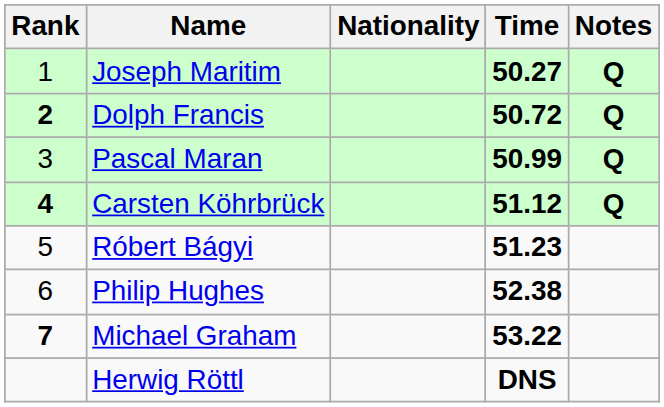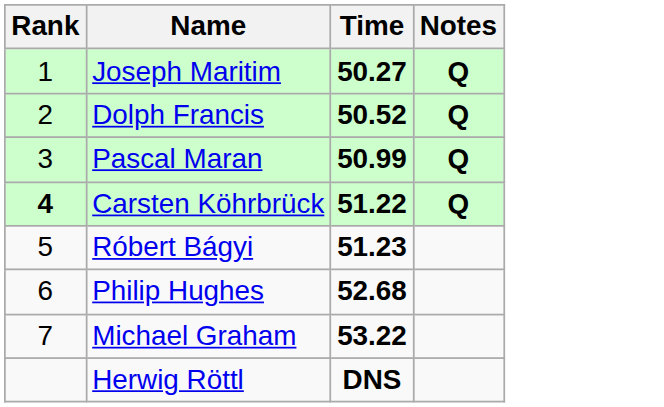- column: (408, 26)
(45, 114) bold -> (45, 114) normal
(527, 114) 50.72 -> (372, 114) 50.52
(527, 203) 51.12 -> (372, 203) 51.22
(527, 291) 52.38 -> (372, 291) 52.68
(45, 335) bold -> (45, 335) normal
